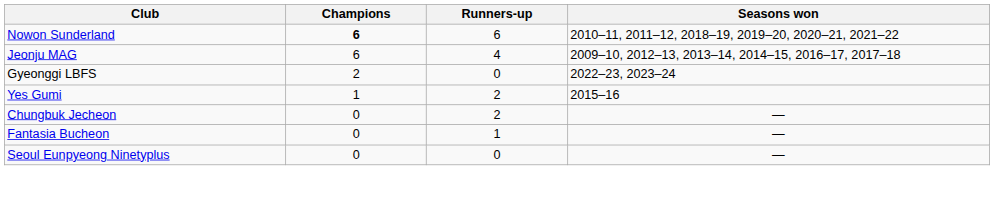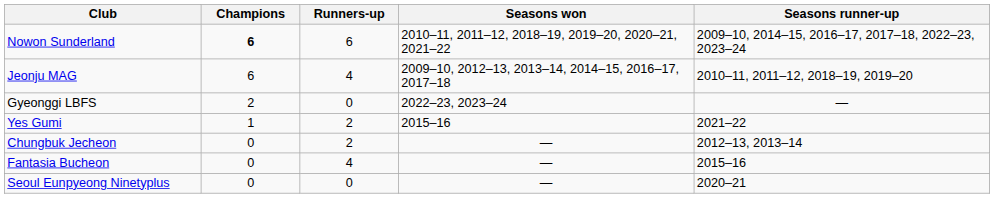+ column: (842, 14)
(497, 134) 1 -> (349, 163) 4
